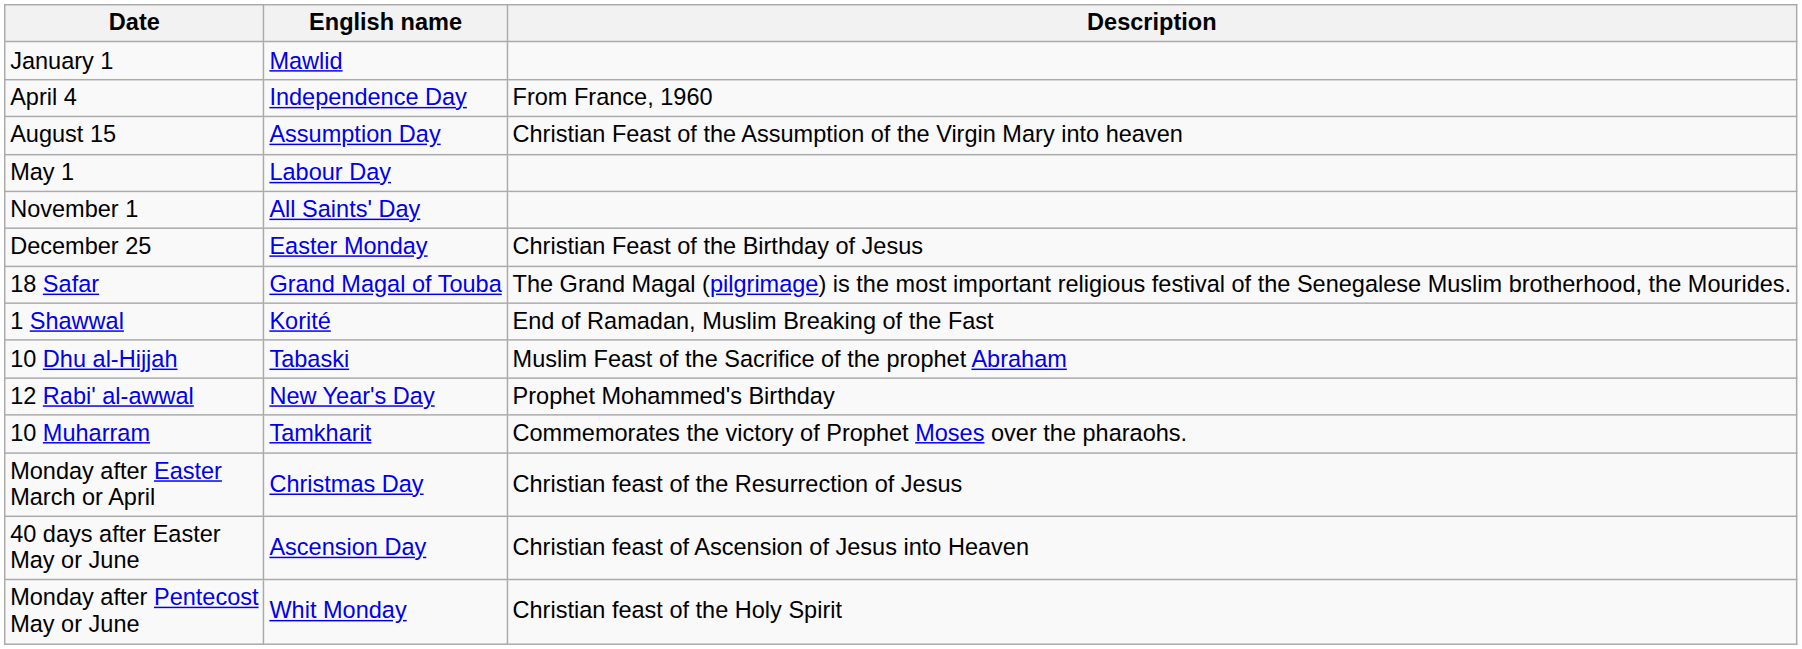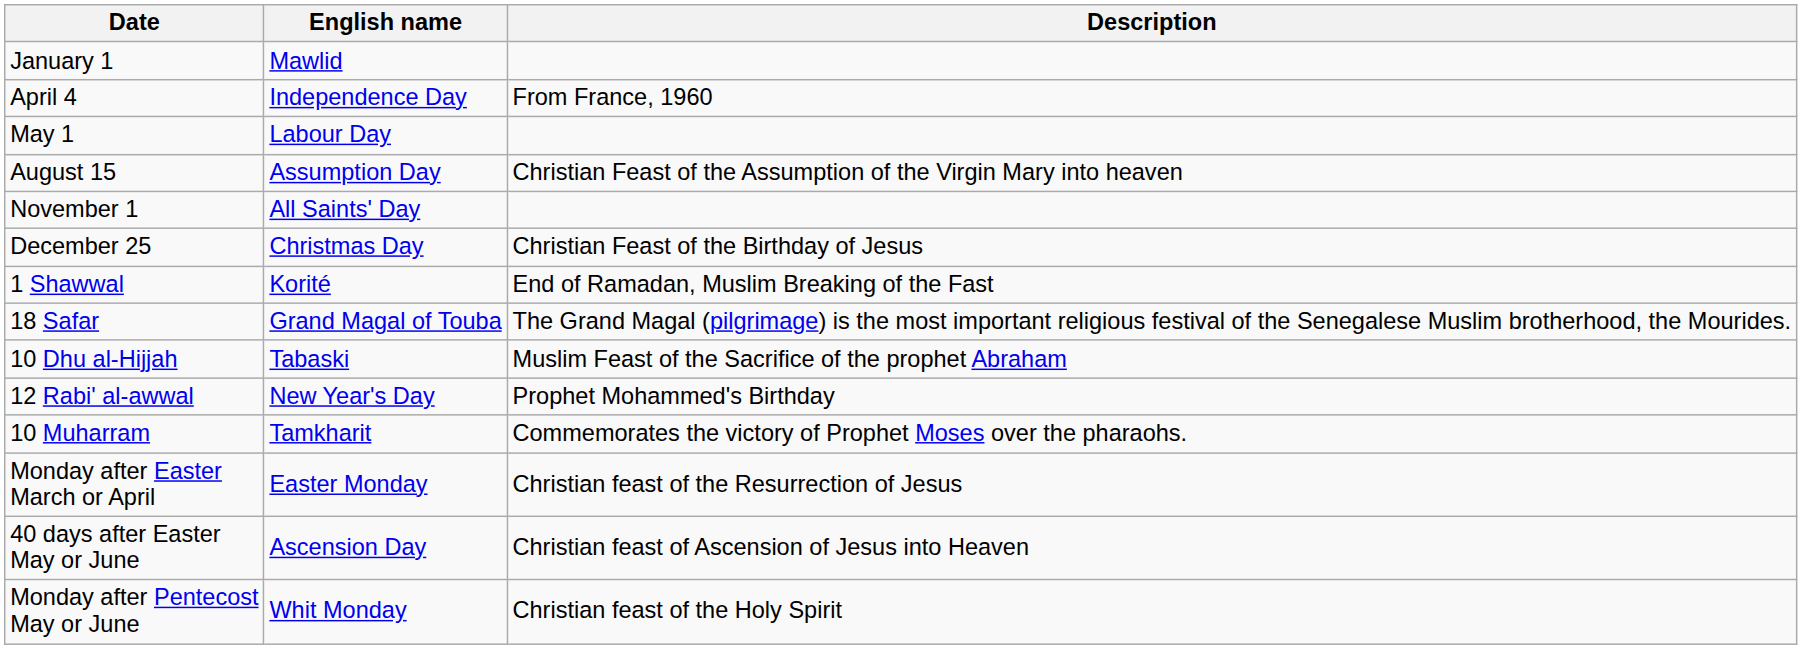rows swapped: (42, 172) <-> (63, 135)
(348, 246) Easter Monday -> (347, 246) Christmas Day
rows swapped: (55, 284) <-> (67, 321)
(347, 483) Christmas Day -> (348, 483) Easter Monday
